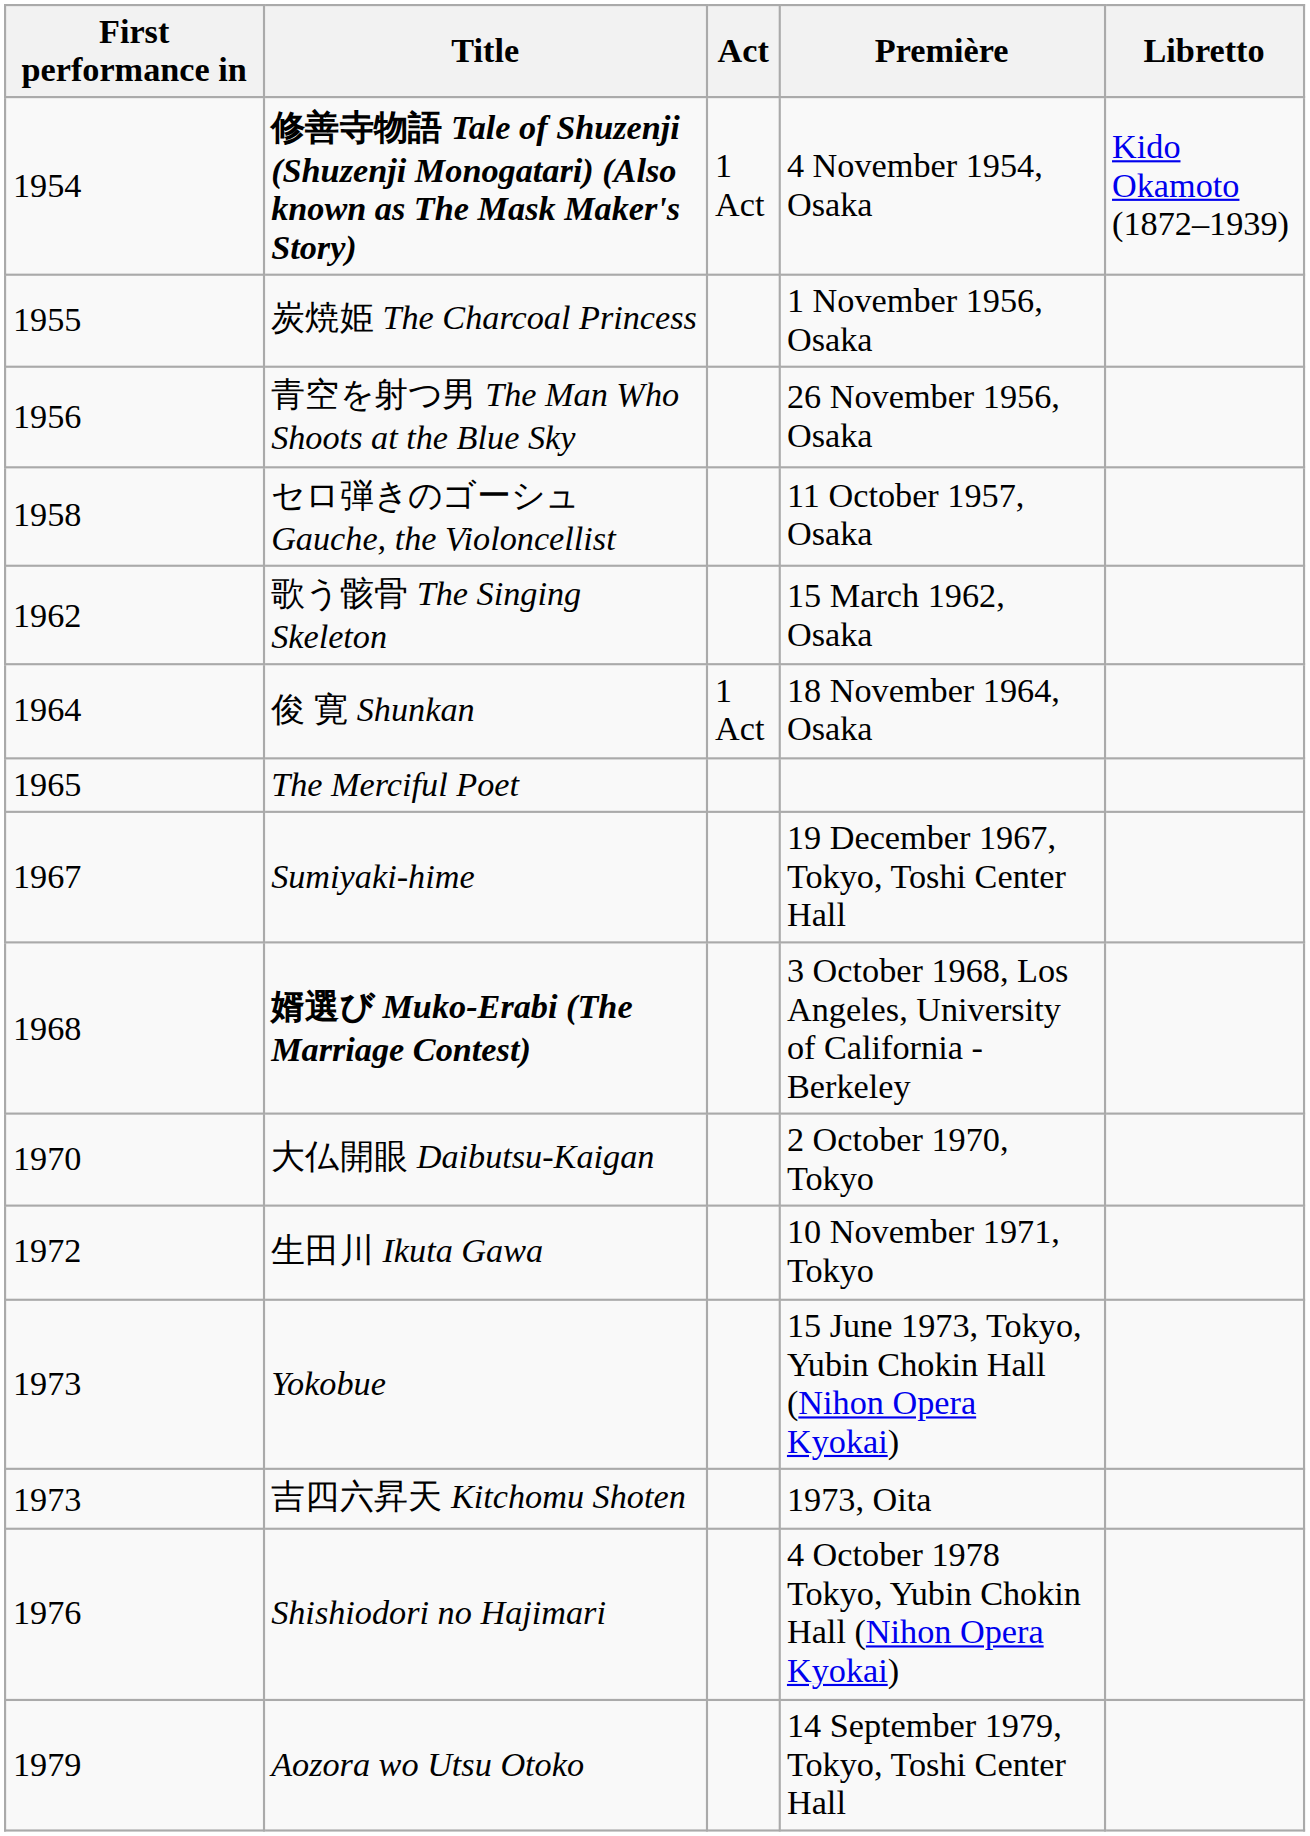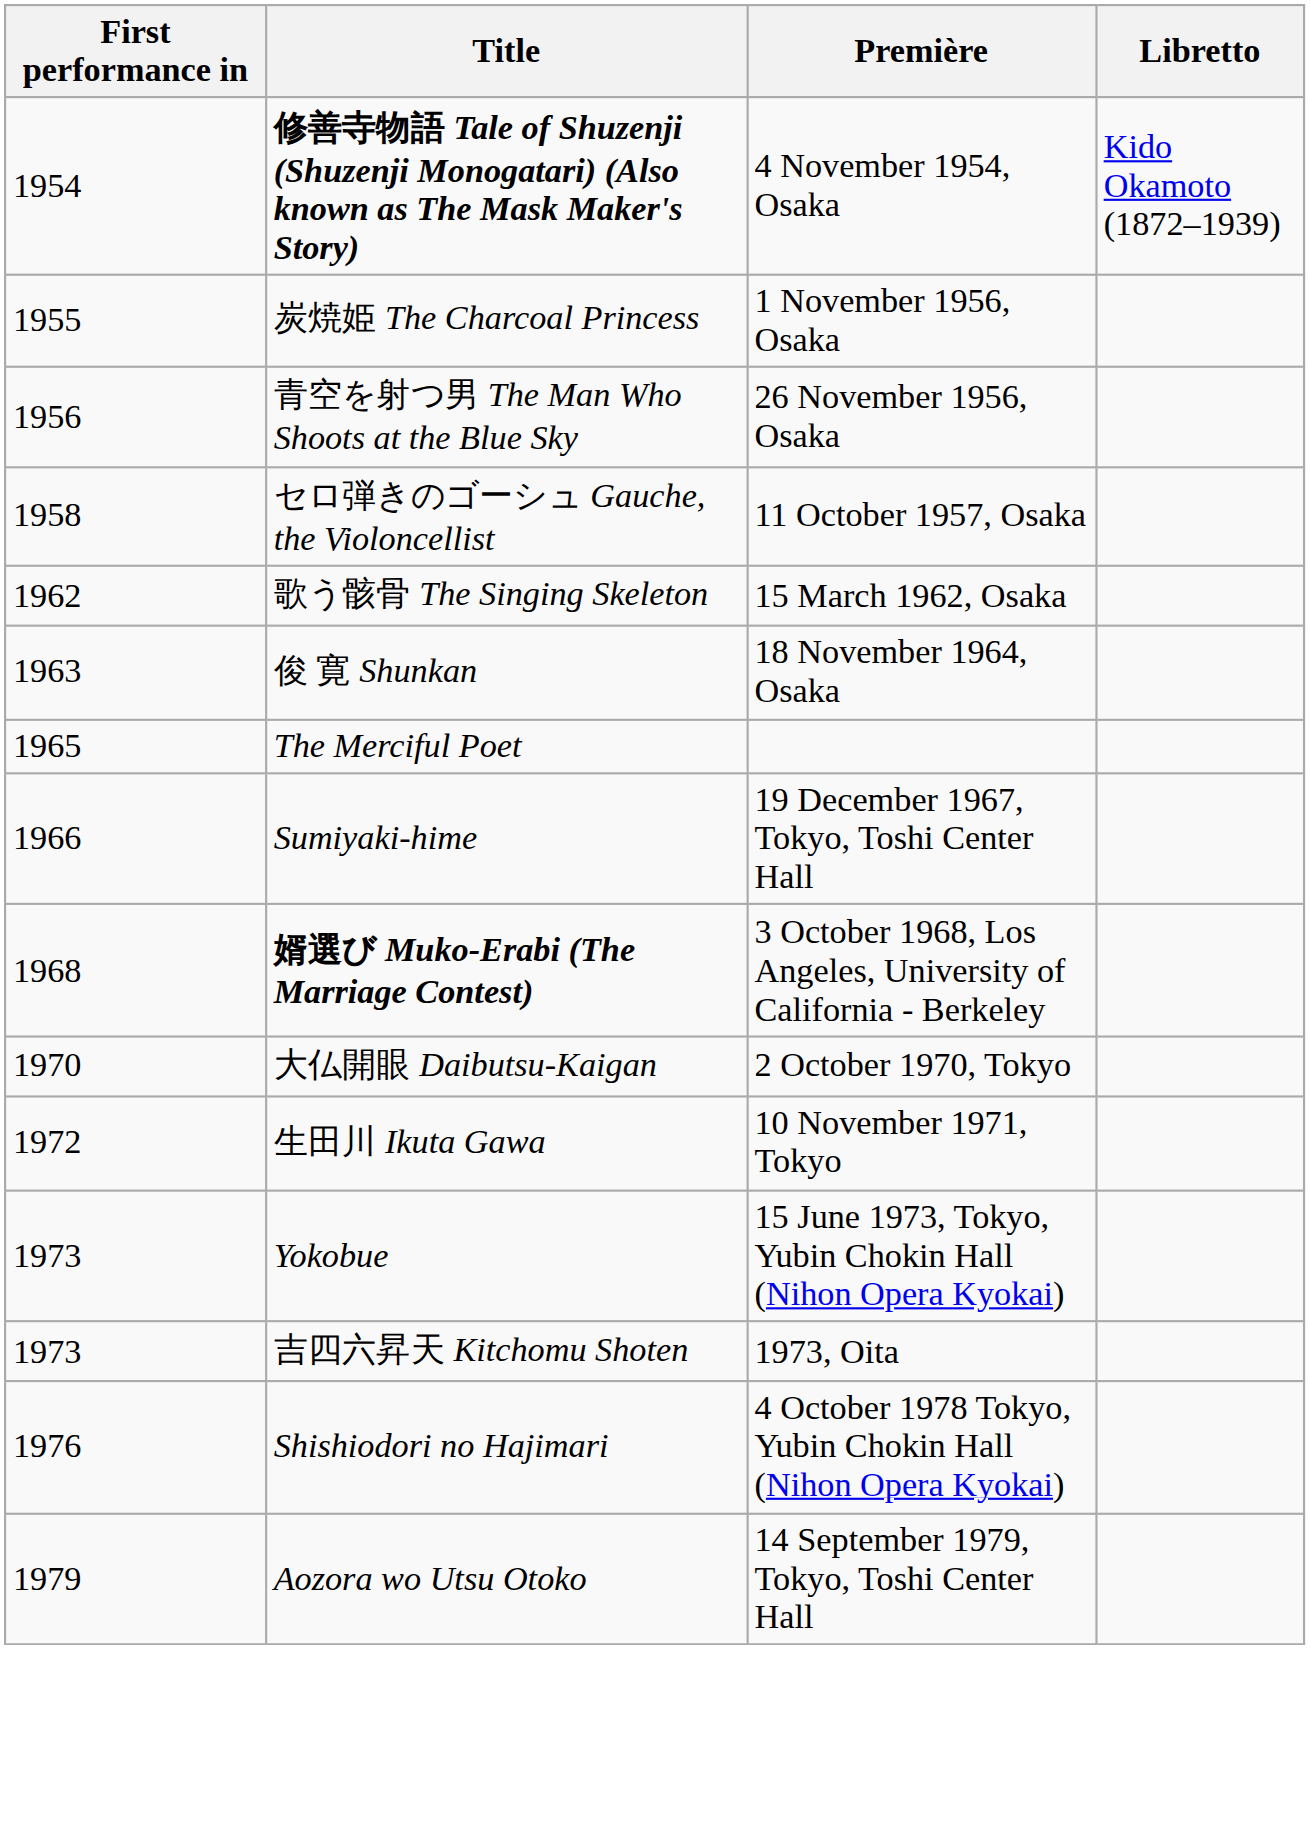- column: (743, 50)
(47, 710) 1964 -> (47, 672) 1963
(47, 876) 1967 -> (47, 838) 1966
